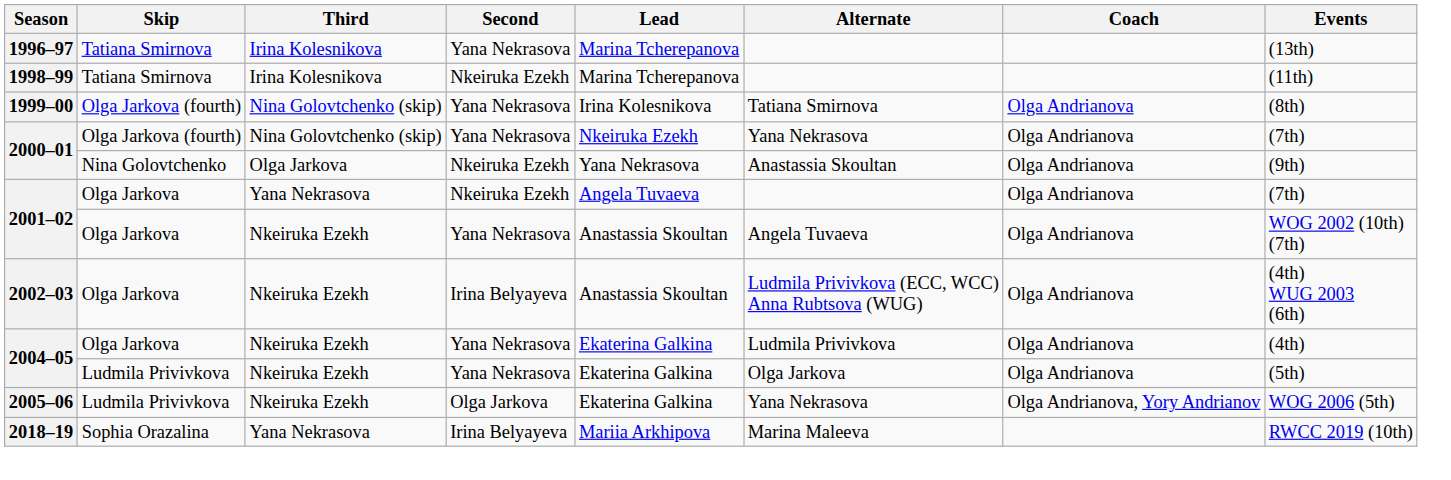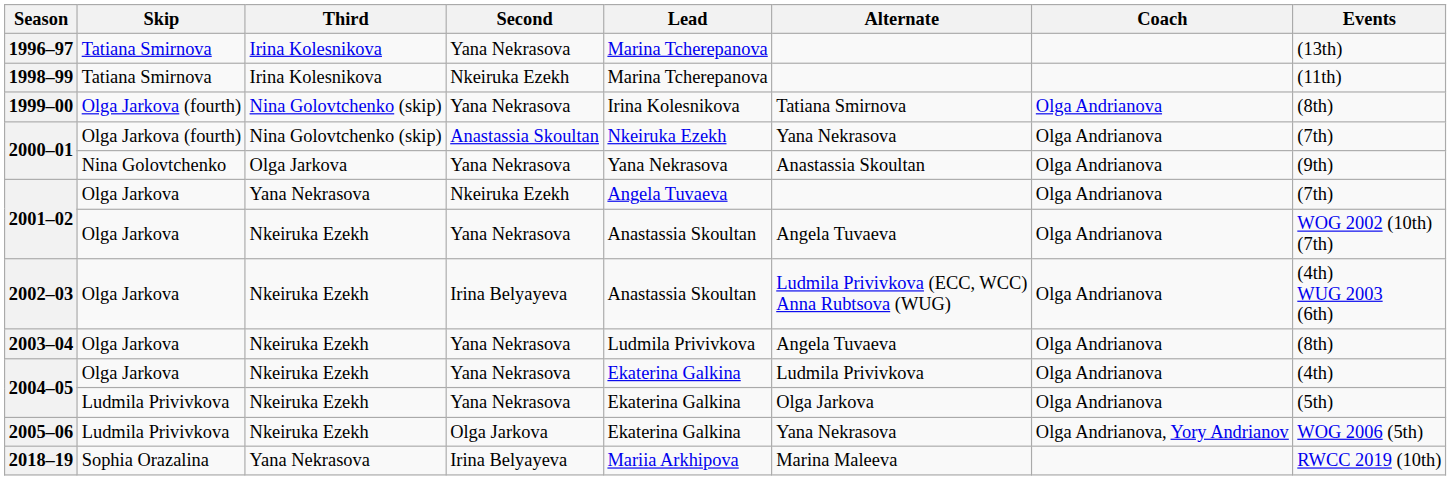(510, 135) Yana Nekrasova -> (525, 135) Anastassia Skoultan
(510, 164) Nkeiruka Ezekh -> (510, 164) Yana Nekrasova
+ row: (41, 343)
